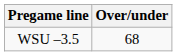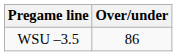(132, 39) 68 -> (132, 39) 86
